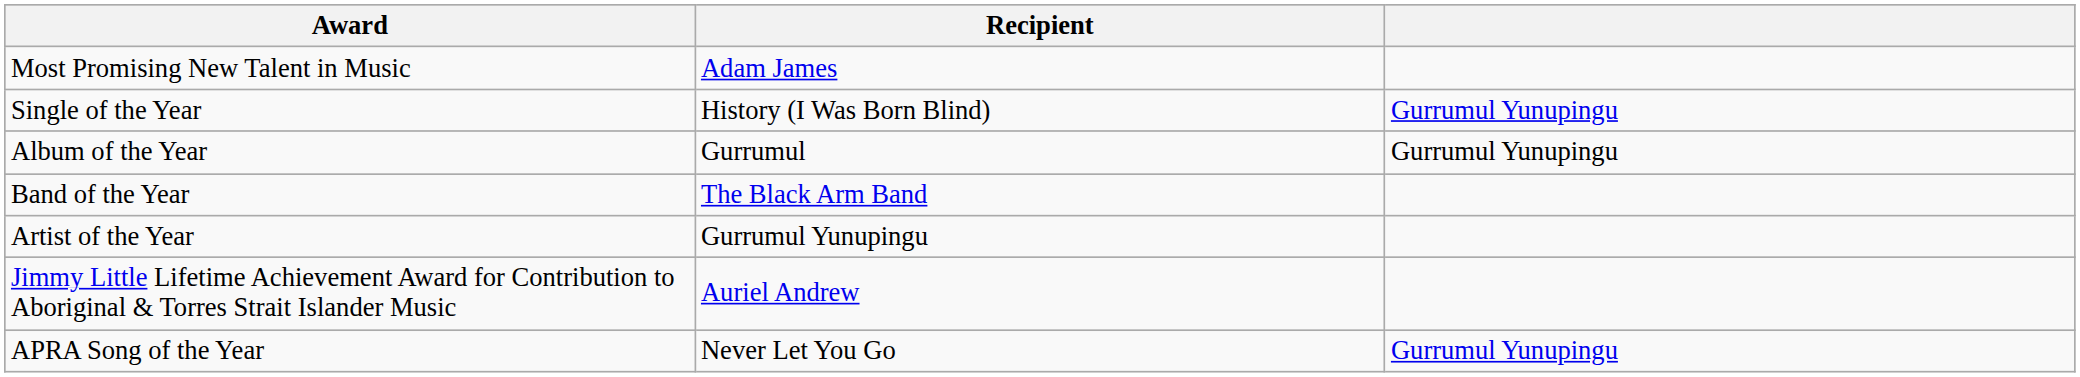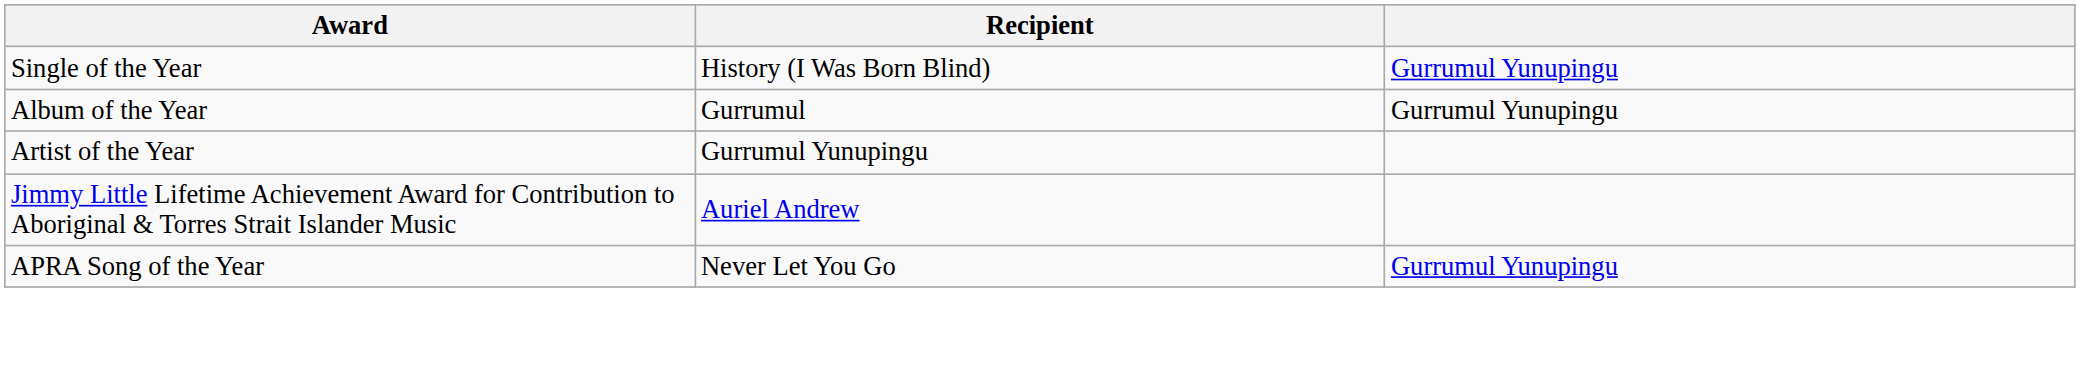- row: (211, 67)
- row: (100, 194)
